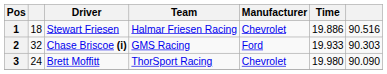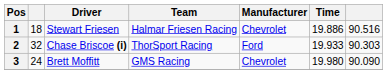(161, 45) GMS Racing -> (172, 45) ThorSport Racing
(172, 62) ThorSport Racing -> (161, 62) GMS Racing
